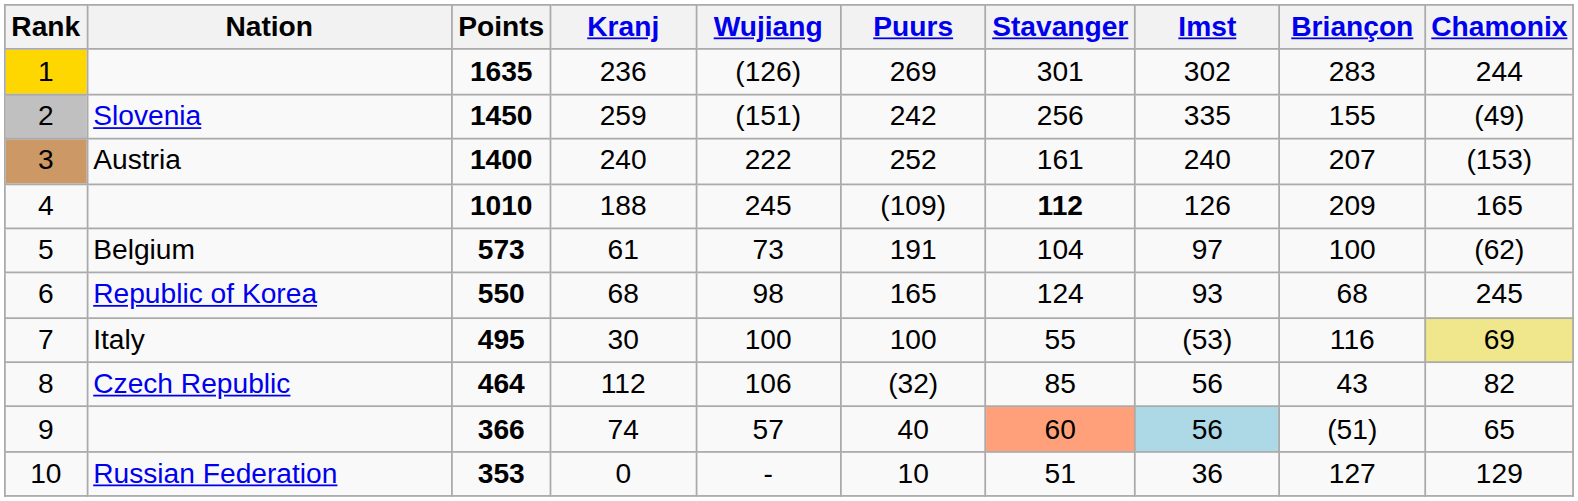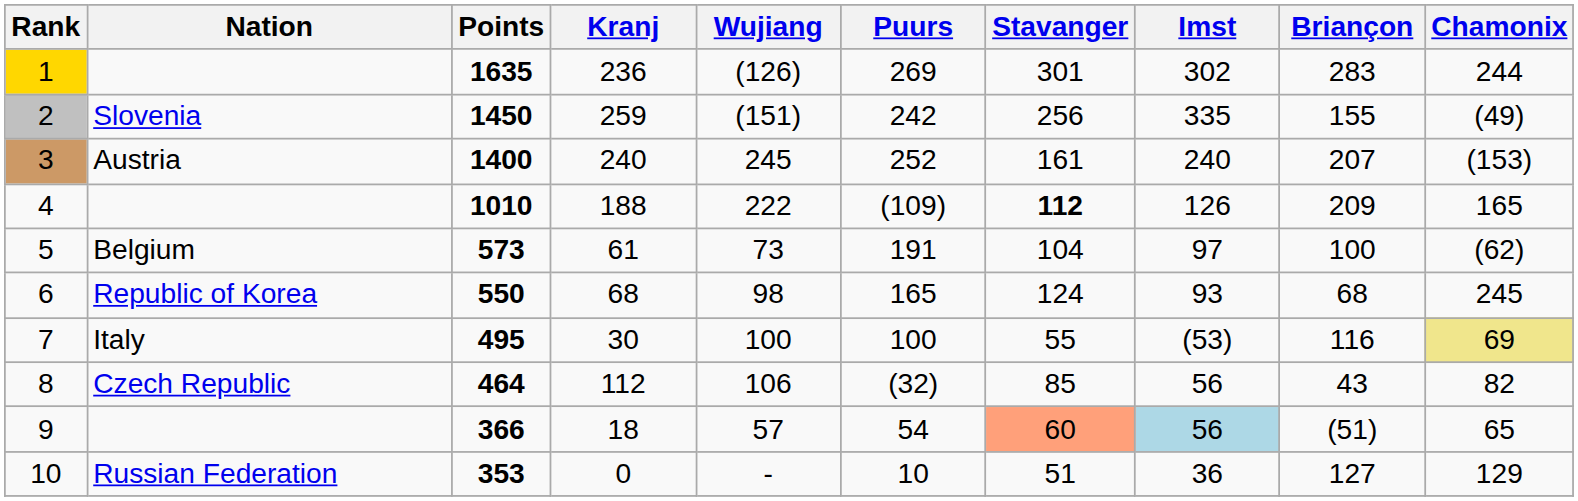(768, 160) 222 -> (768, 160) 245
(768, 205) 245 -> (768, 205) 222
(623, 428) 74 -> (623, 428) 18
(913, 428) 40 -> (913, 428) 54
